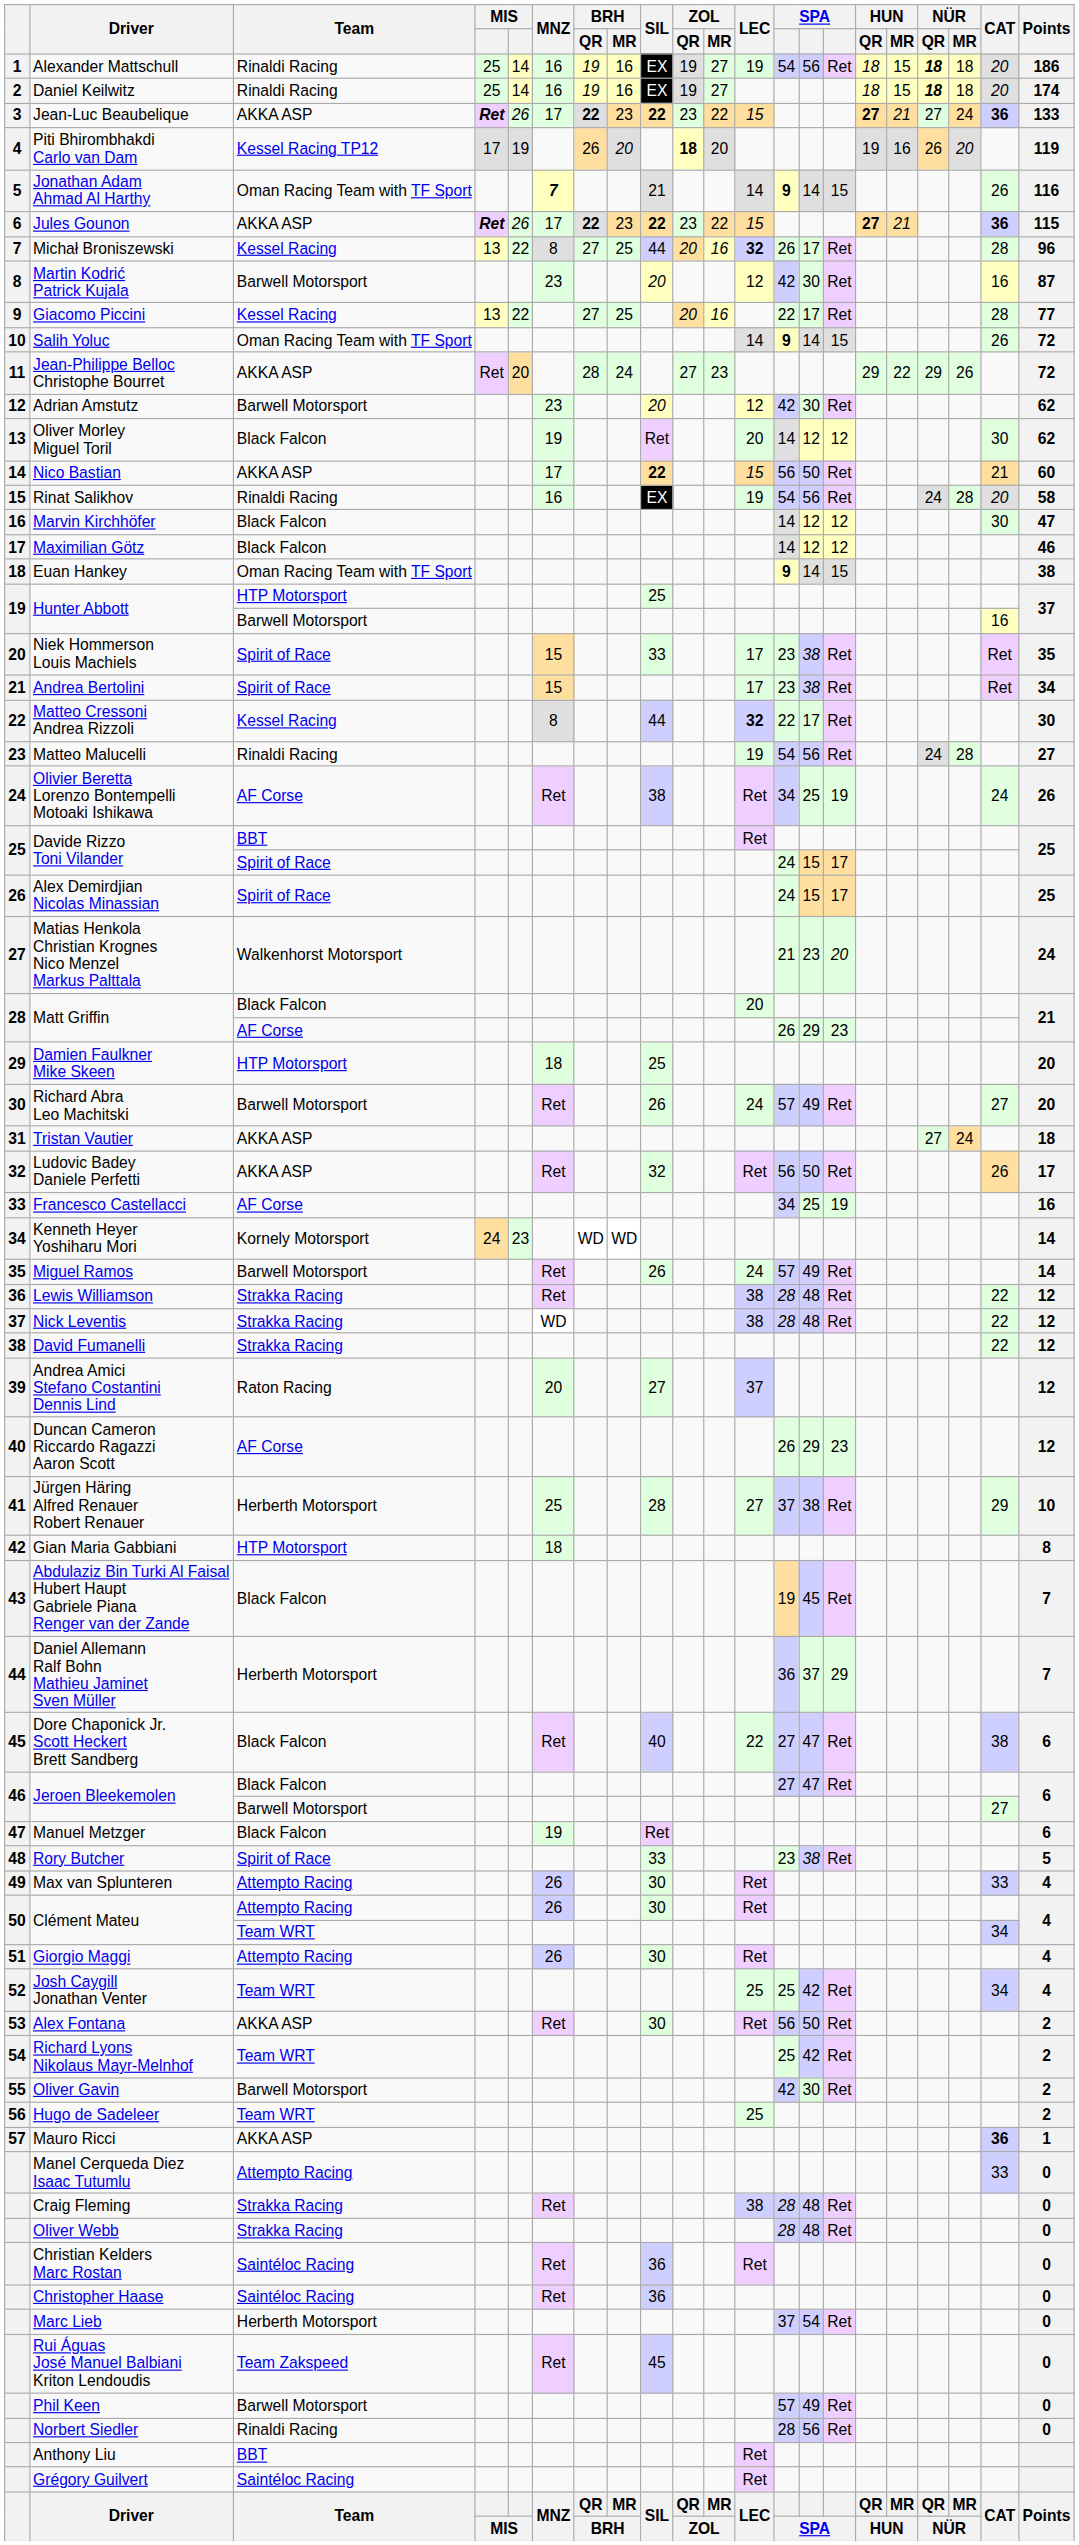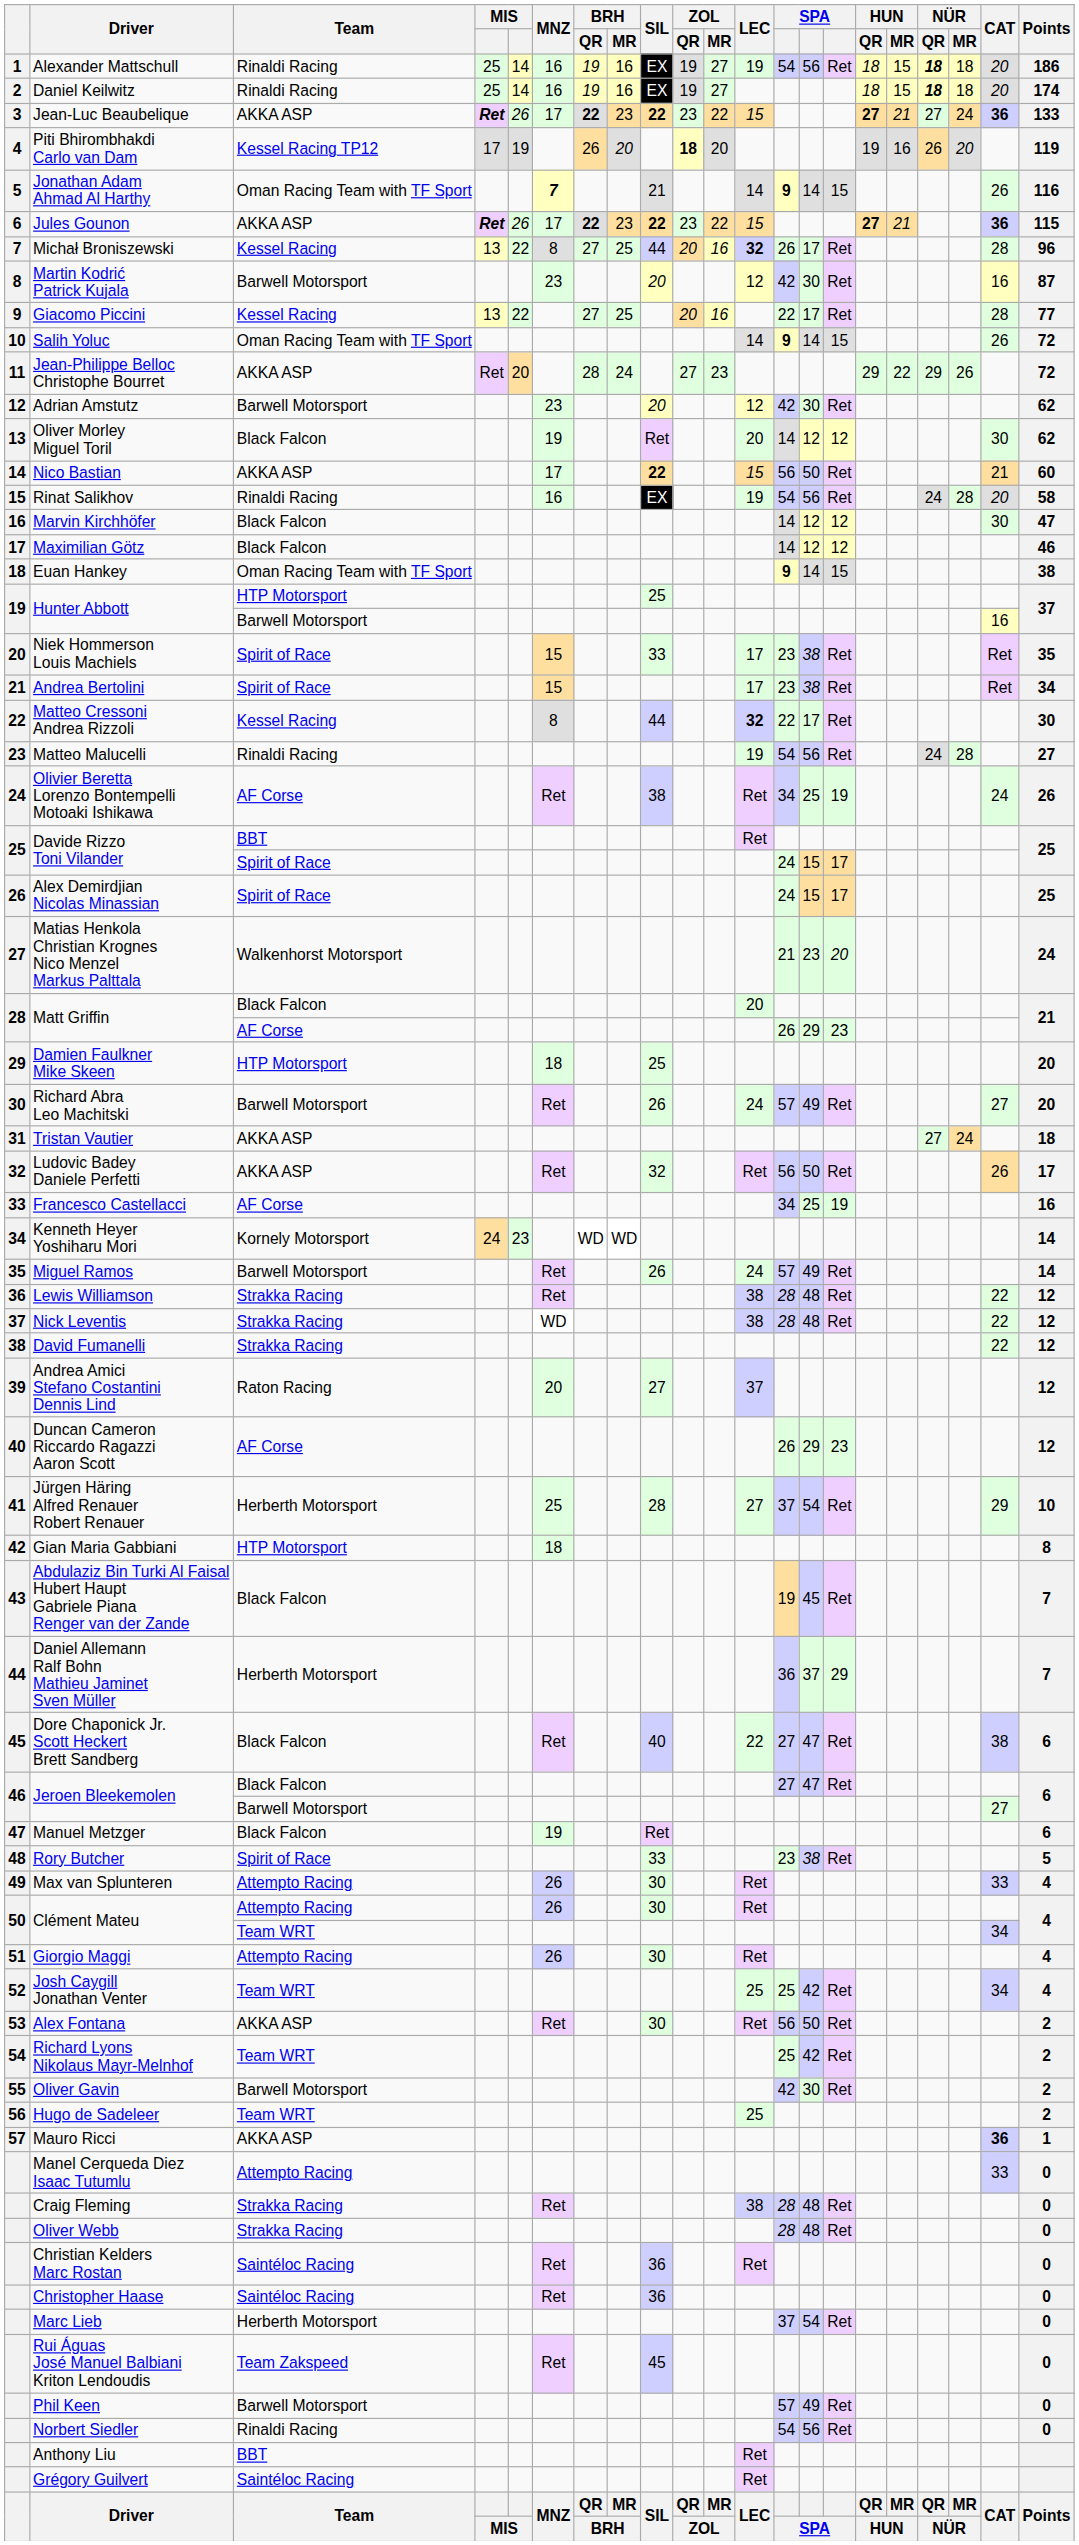(811, 1505) 38 -> (811, 1505) 54
(786, 2430) 28 -> (786, 2430) 54
